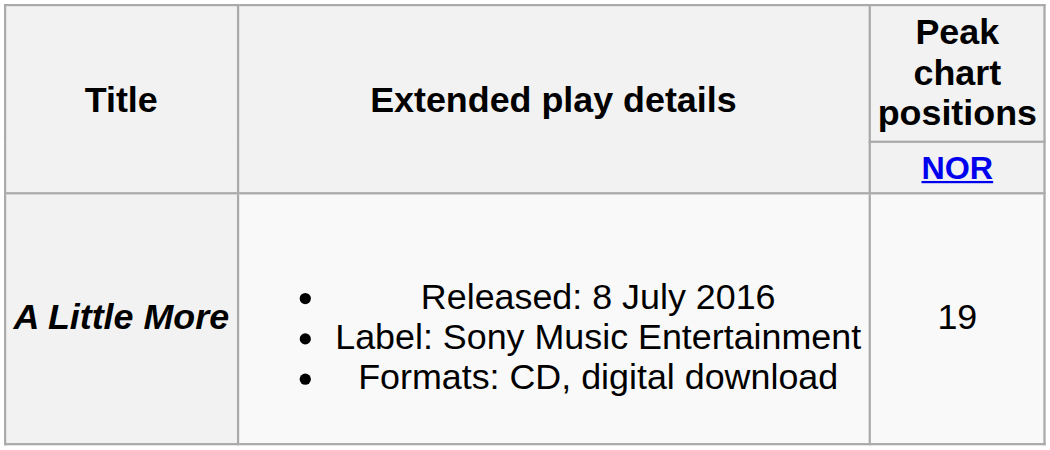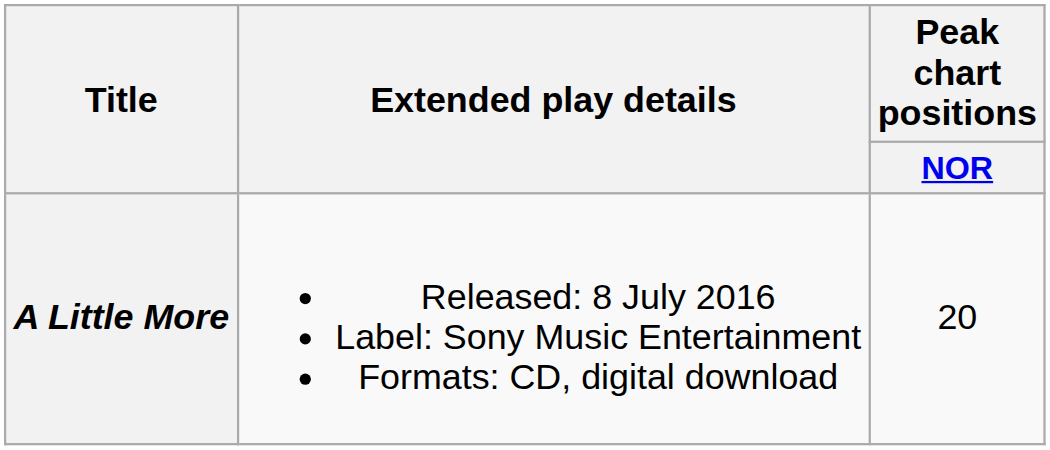(957, 317) 19 -> (957, 317) 20
